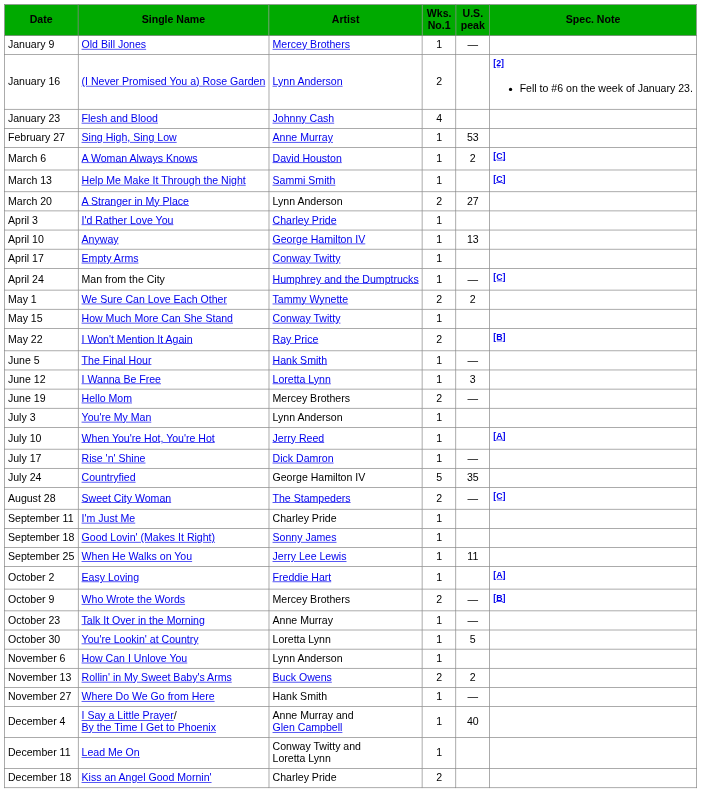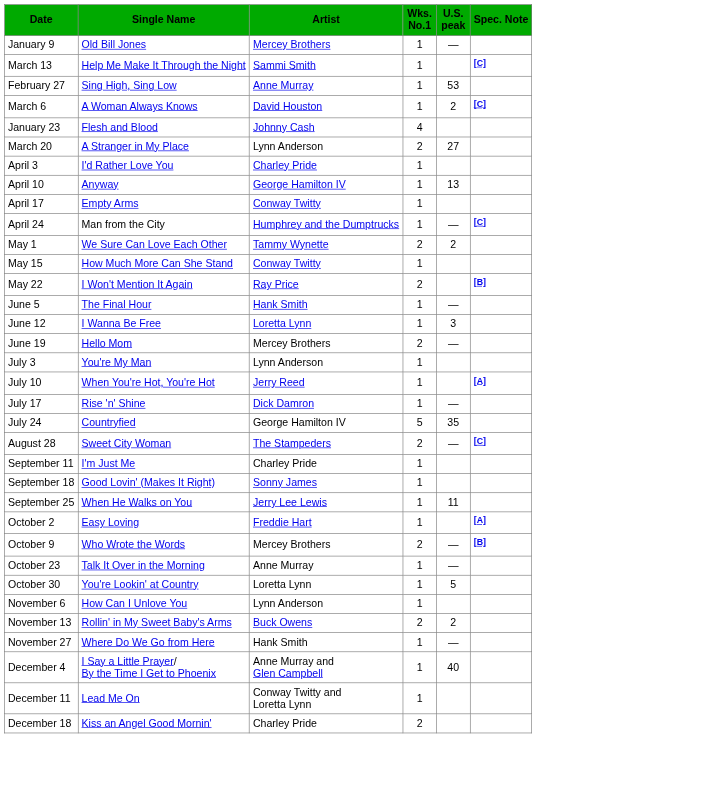- row: (34, 82)
rows swapped: (34, 119) <-> (30, 180)
